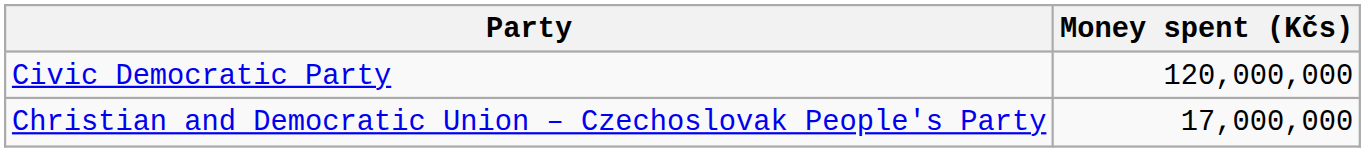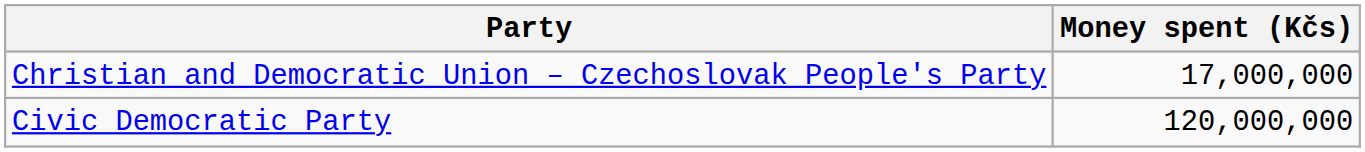rows swapped: (202, 75) <-> (529, 122)
